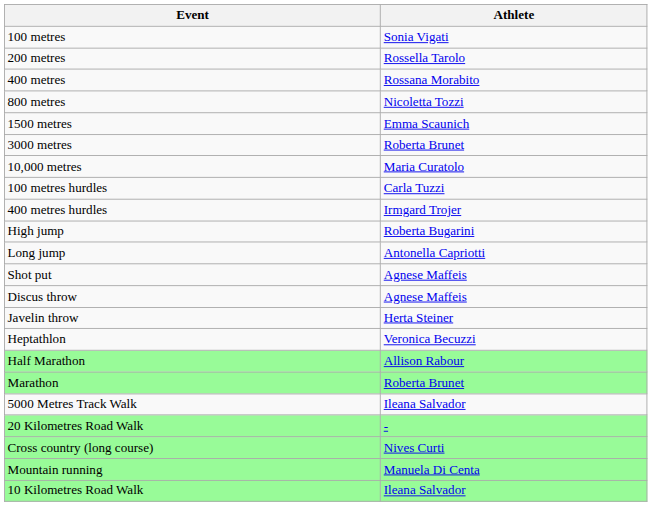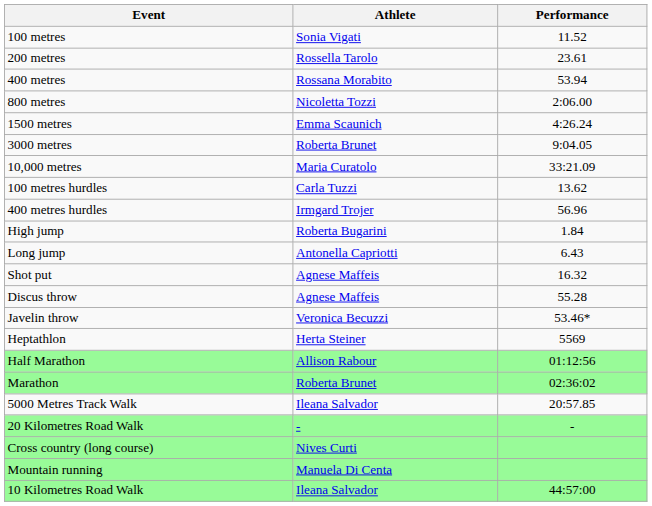+ column: (572, 15)
(418, 318) Herta Steiner -> (342, 318) Veronica Becuzzi
(430, 339) Veronica Becuzzi -> (331, 339) Herta Steiner
